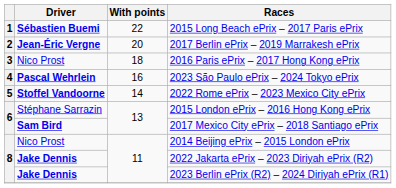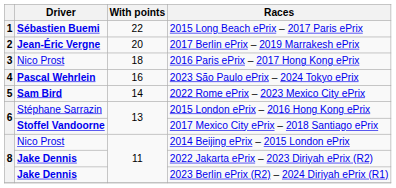(61, 93) Stoffel Vandoorne -> (40, 93) Sam Bird
(40, 126) Sam Bird -> (61, 126) Stoffel Vandoorne
